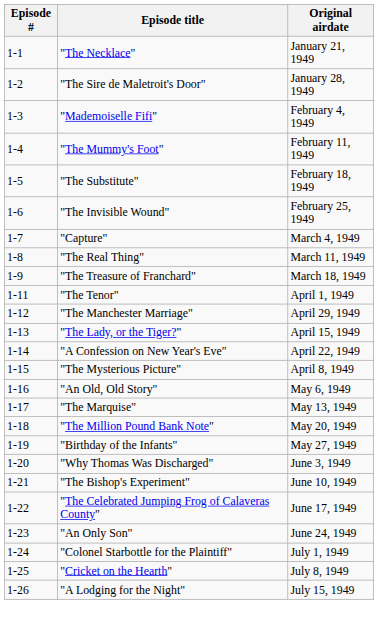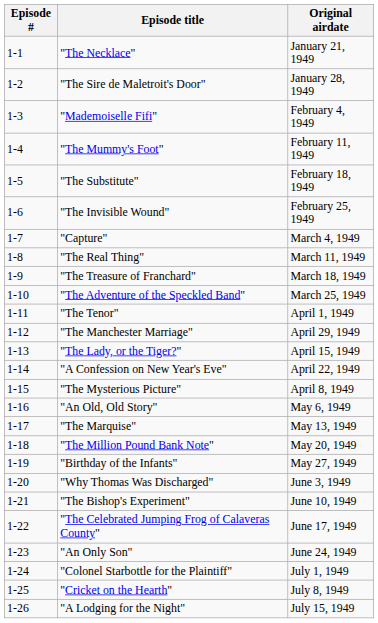+ row: (153, 294)
